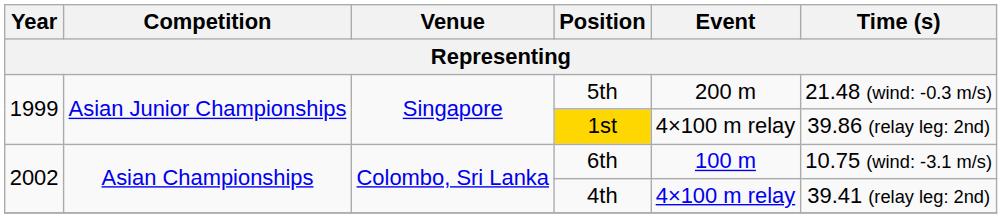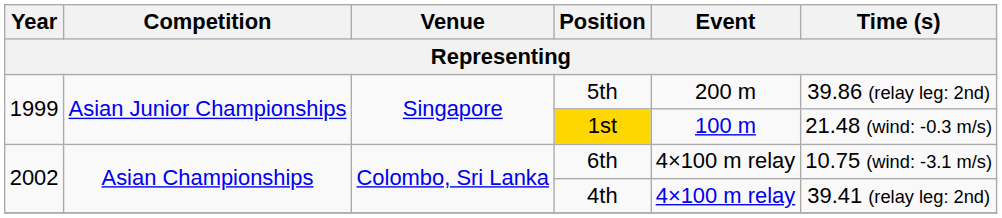(899, 91) 21.48 (wind: -0.3 m/s) -> (899, 91) 39.86 (relay leg: 2nd)
(725, 126) 4×100 m relay -> (725, 126) 100 m
(899, 126) 39.86 (relay leg: 2nd) -> (899, 126) 21.48 (wind: -0.3 m/s)
(725, 160) 100 m -> (725, 160) 4×100 m relay
